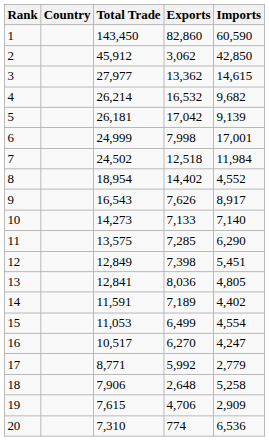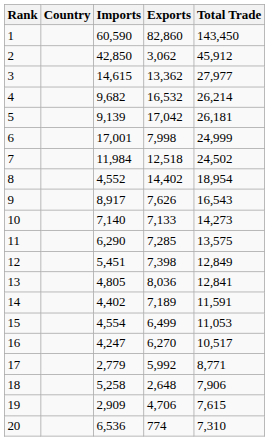columns swapped: (129, 14) <-> (239, 14)
